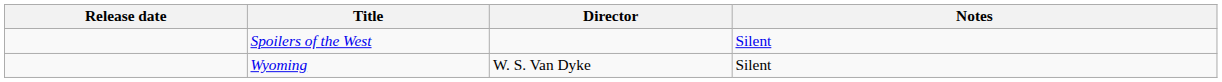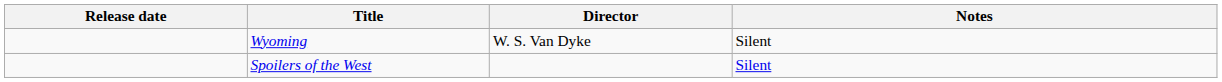rows swapped: (311, 41) <-> (279, 65)
